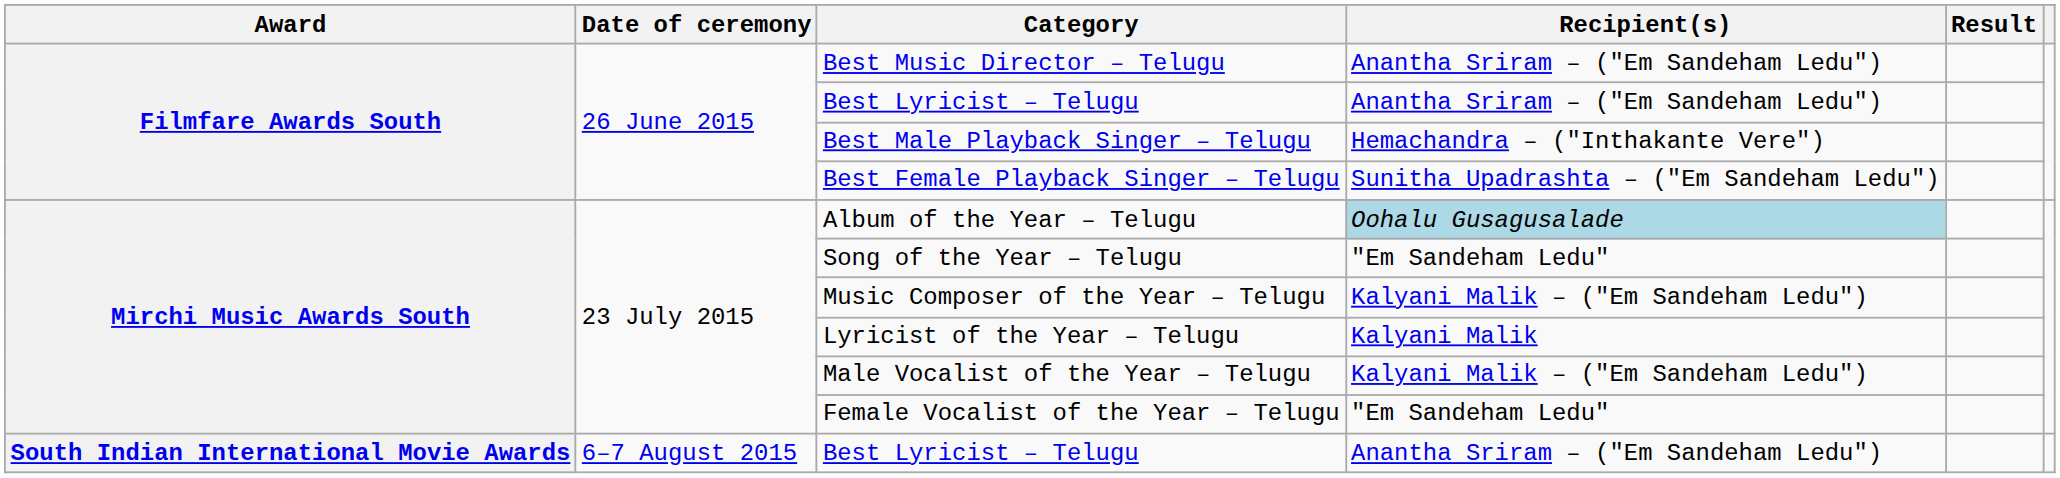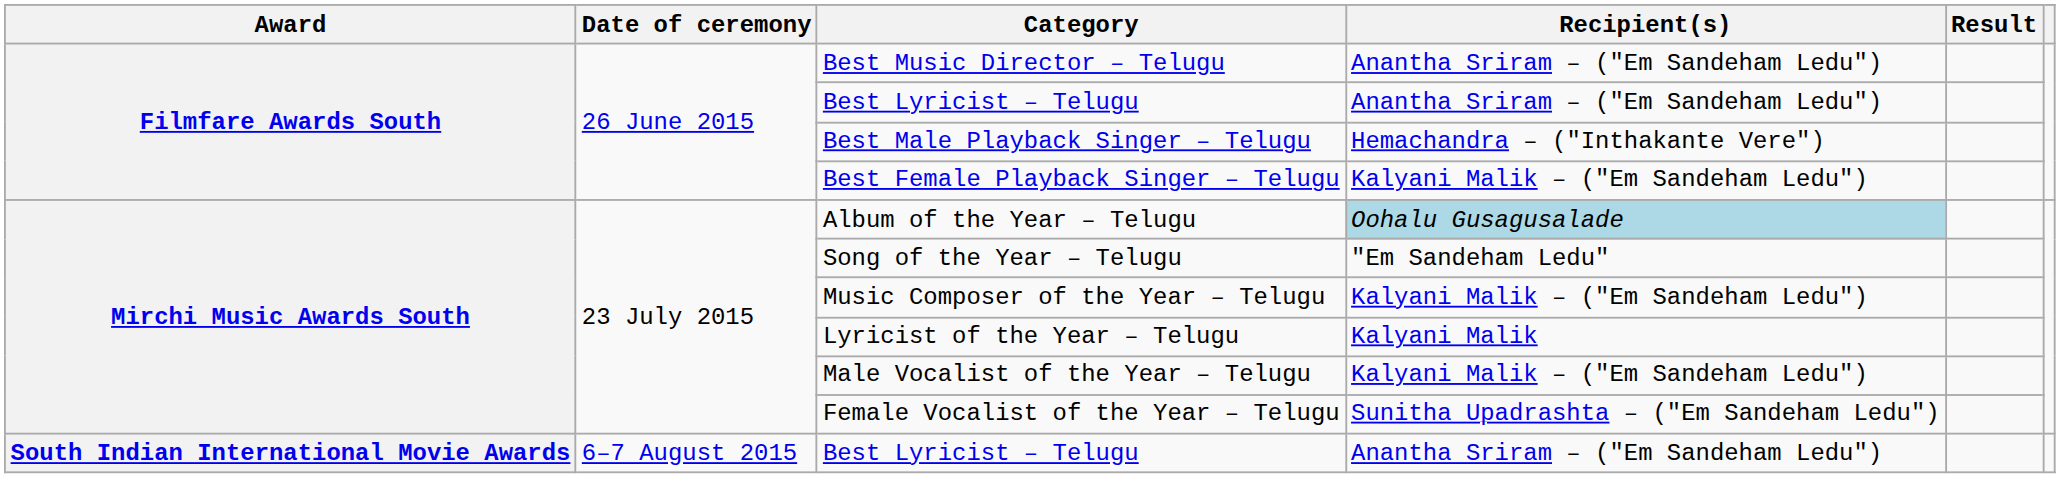(1645, 180) Sunitha Upadrashta – ("Em Sandeham Ledu") -> (1609, 180) Kalyani Malik – ("Em Sandeham Ledu")
(1480, 414) "Em Sandeham Ledu" -> (1645, 414) Sunitha Upadrashta – ("Em Sandeham Ledu")
